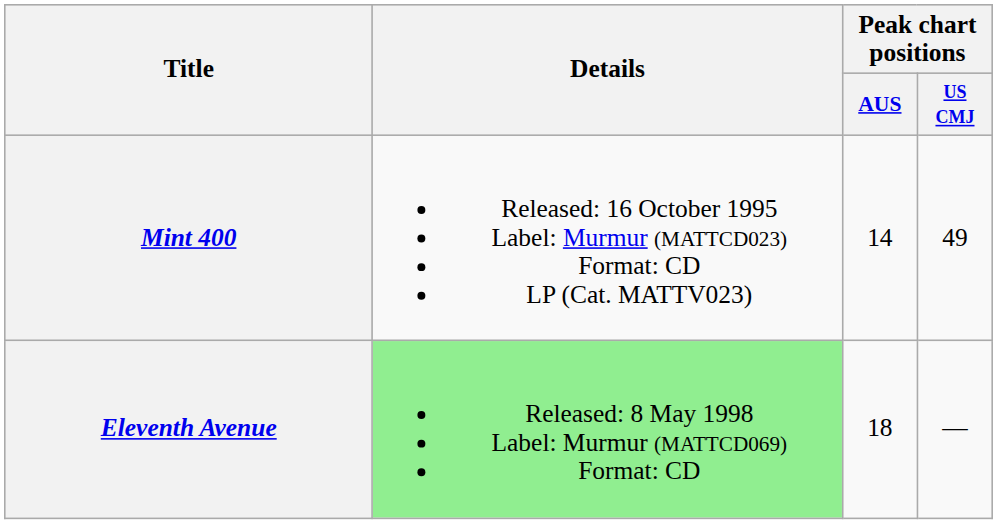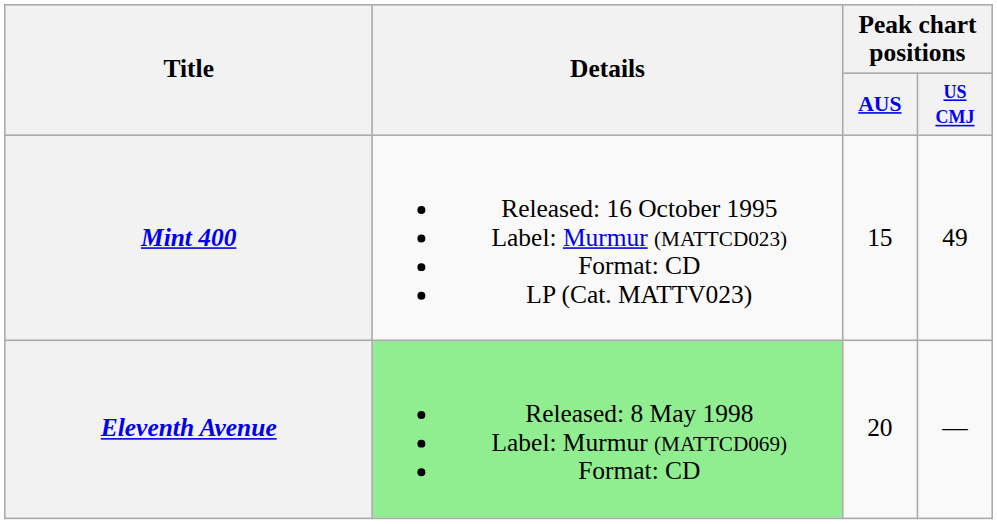(880, 237) 14 -> (880, 237) 15
(880, 428) 18 -> (880, 428) 20
